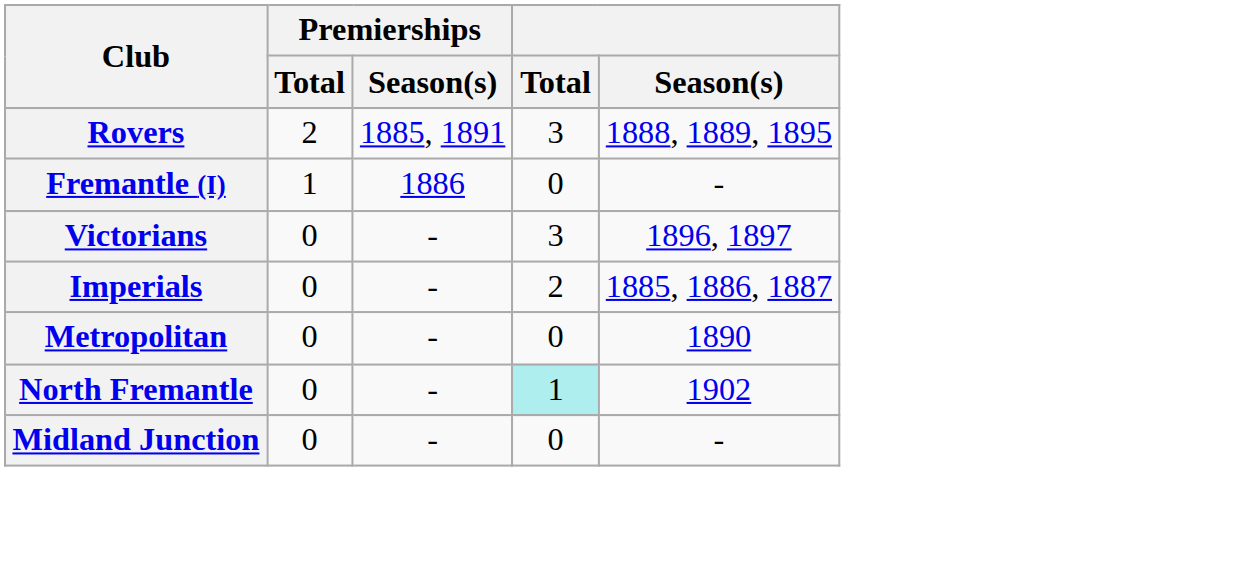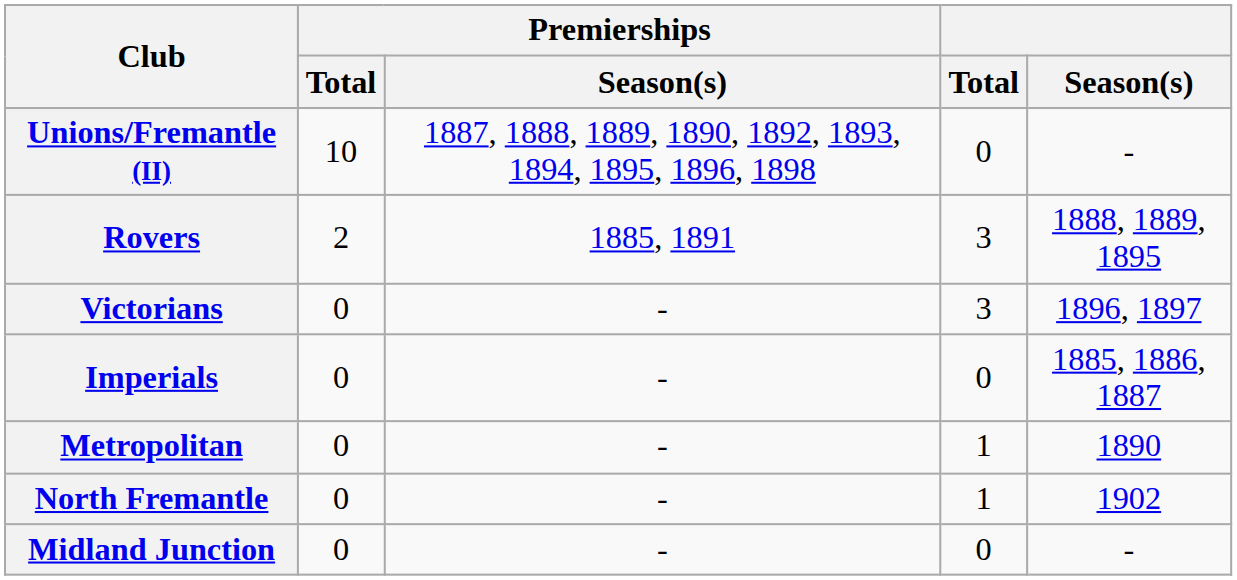+ row: (152, 150)
- row: (136, 183)
(556, 286) 2 -> (984, 377) 0
(556, 337) 0 -> (984, 446) 1
(556, 388) paleturquoise background -> (984, 498) no background
